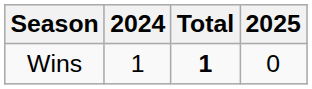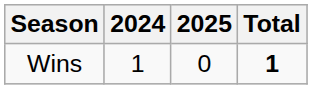columns swapped: (273, 24) <-> (205, 24)
